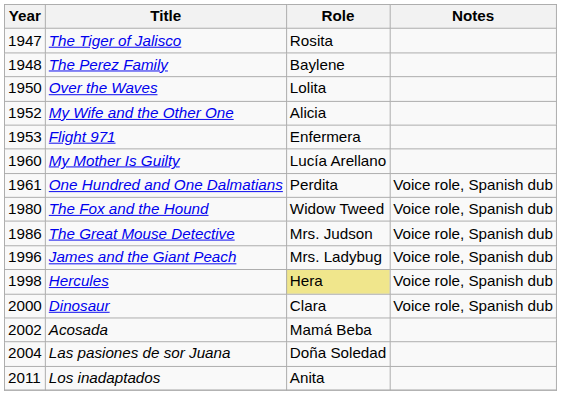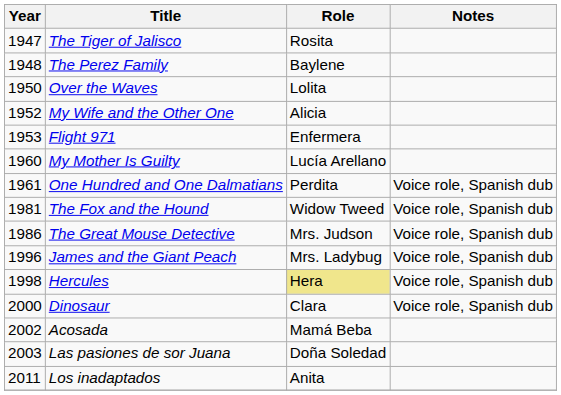(25, 209) 1980 -> (25, 209) 1981
(25, 354) 2004 -> (25, 354) 2003
